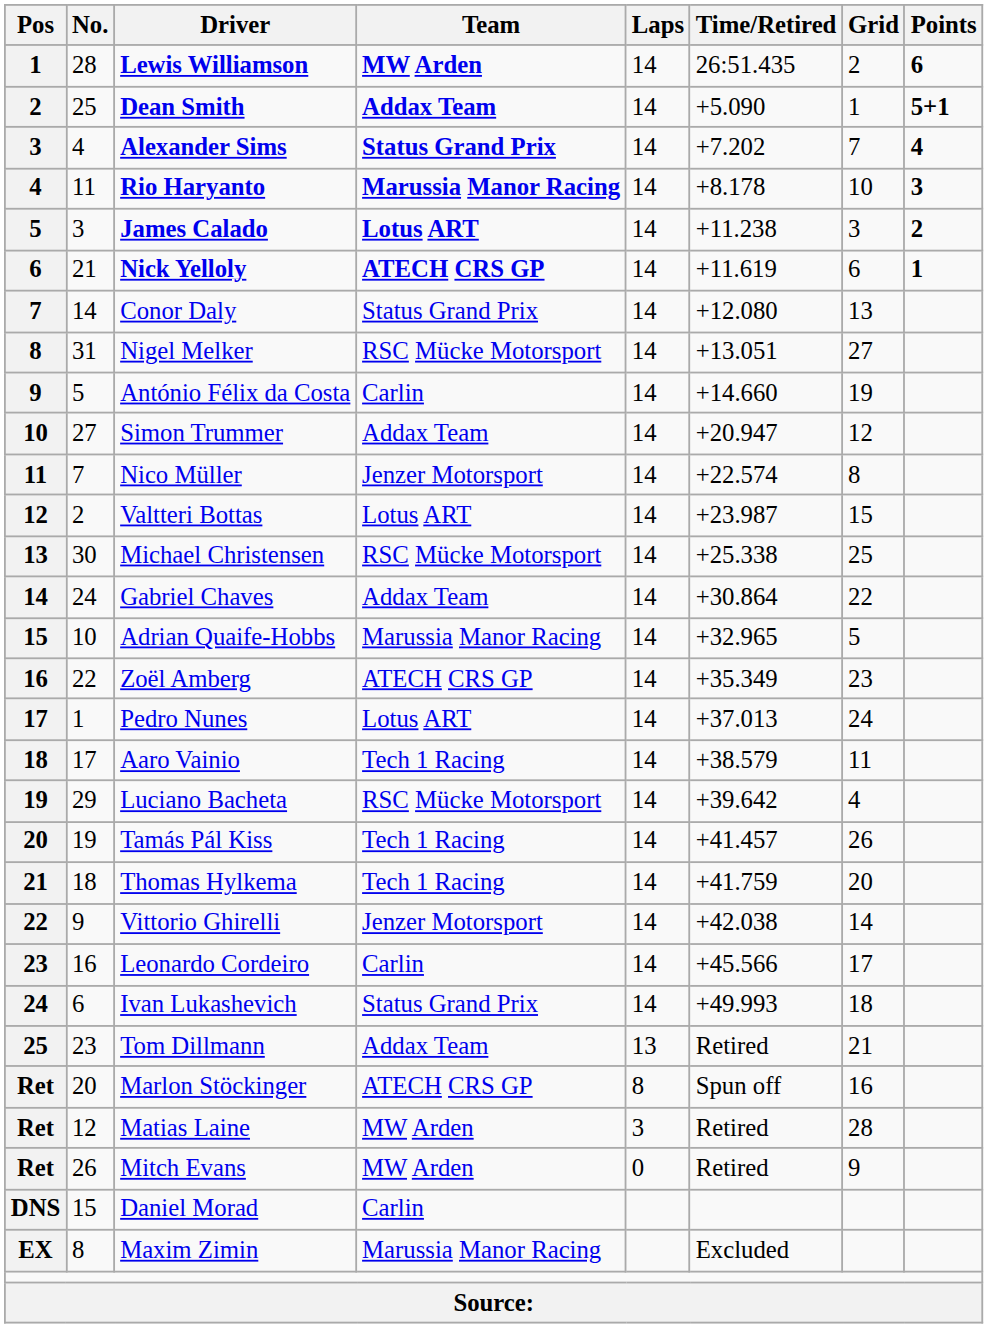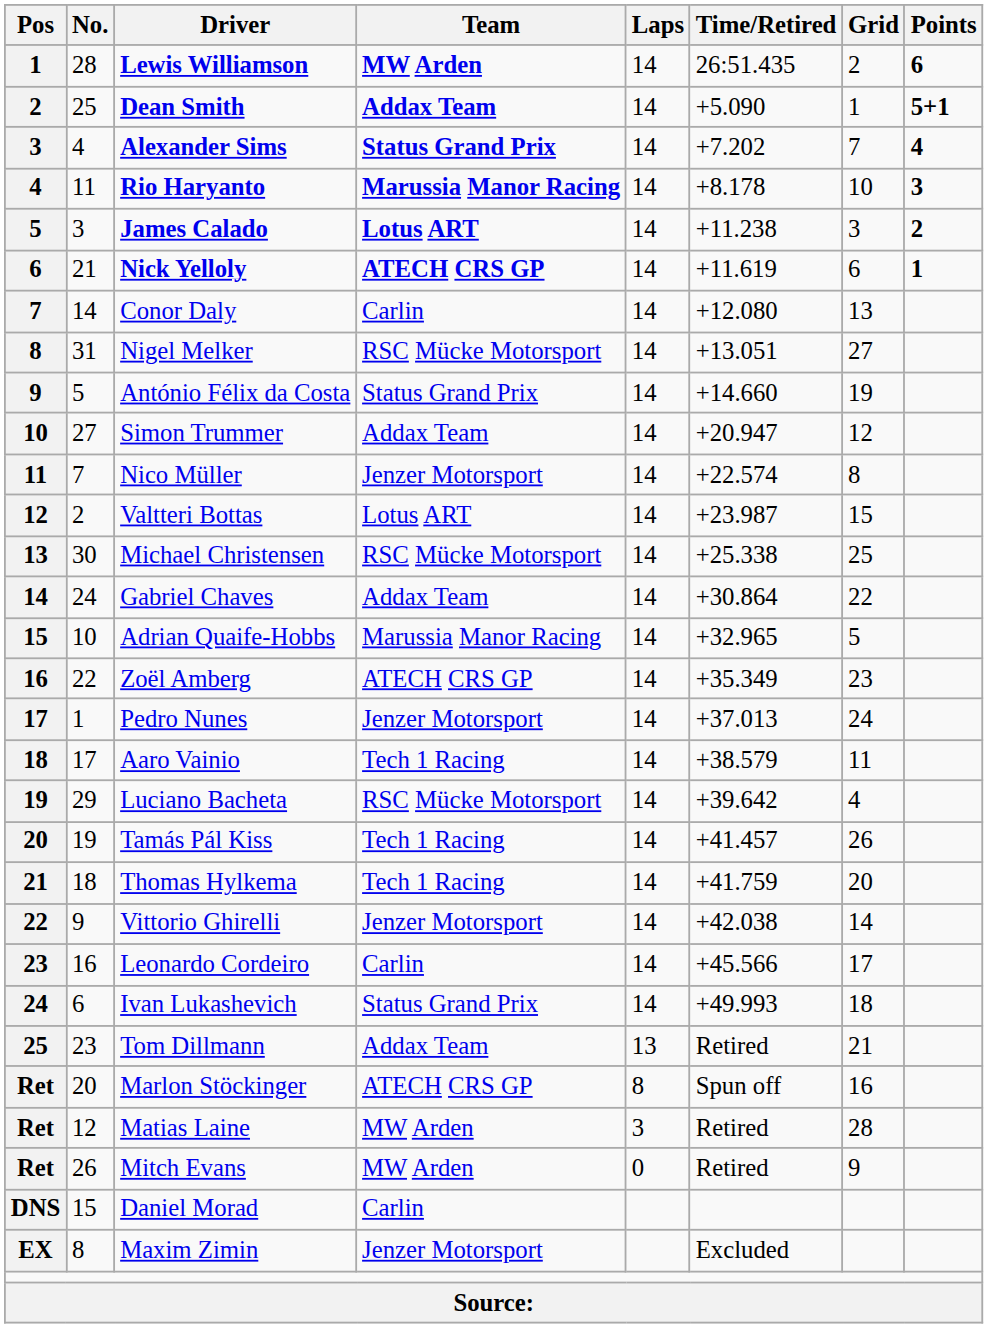(450, 310) Status Grand Prix -> (393, 310) Carlin
(393, 392) Carlin -> (450, 392) Status Grand Prix
(417, 718) Lotus ART -> (452, 718) Jenzer Motorsport
(482, 1249) Marussia Manor Racing -> (452, 1249) Jenzer Motorsport
